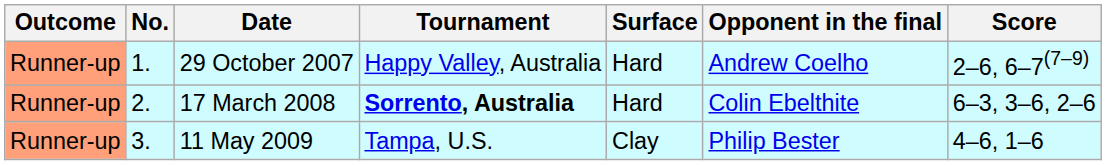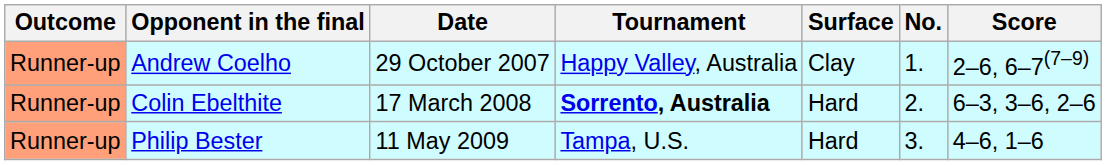columns swapped: (150, 23) <-> (825, 23)
(637, 63) Hard -> (831, 63) Clay
(635, 140) Clay -> (833, 140) Hard
